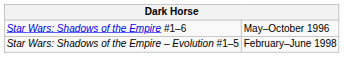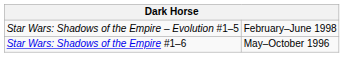rows swapped: (96, 28) <-> (123, 44)
